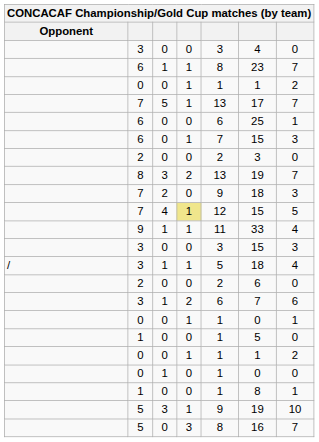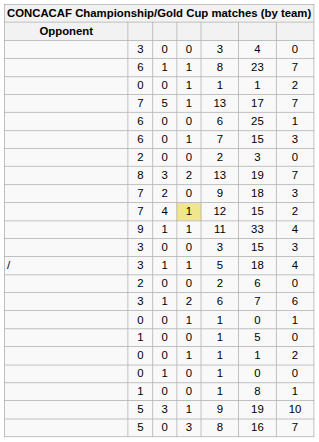(295, 211) 5 -> (295, 211) 2
